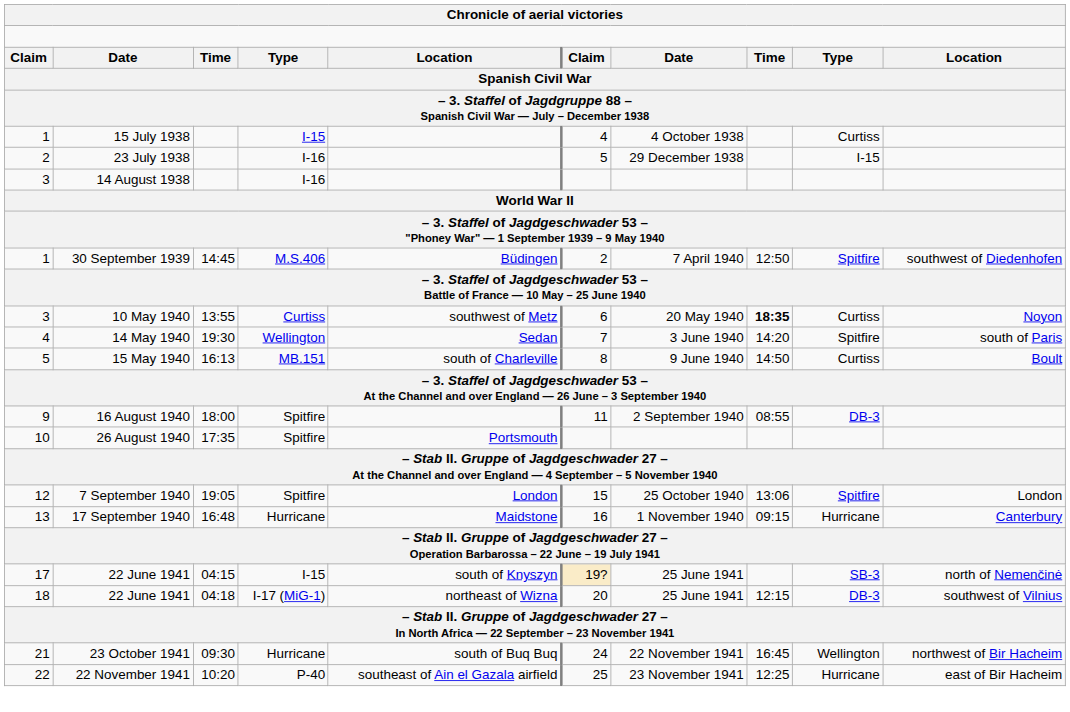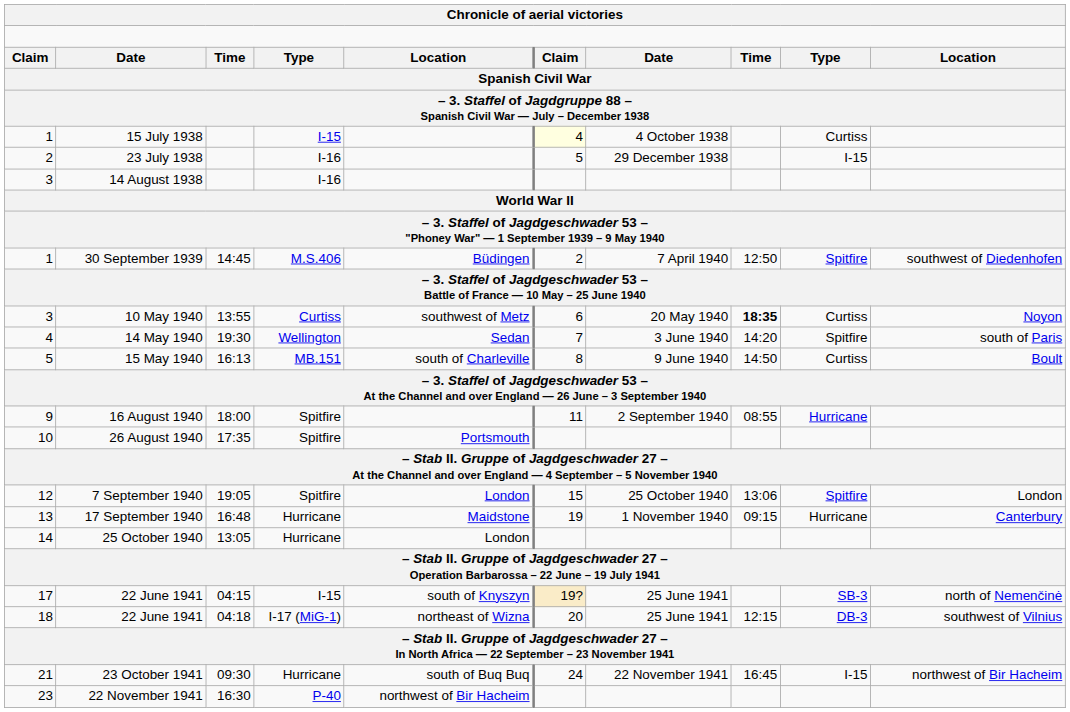(604, 136) no background -> (579, 136) lightyellow background
(864, 416) DB-3 -> (838, 416) Hurricane
(600, 517) 16 -> (576, 517) 19
+ row: (45, 538)
(848, 653) Wellington -> (856, 675) I-15
- row: (42, 675)
+ row: (45, 696)
